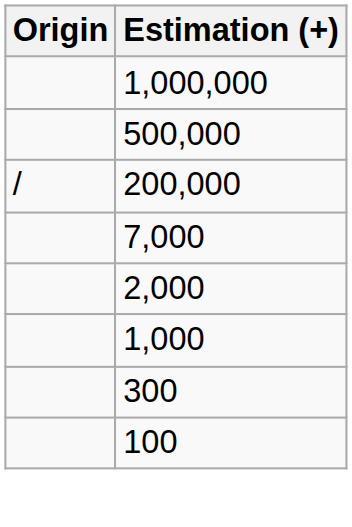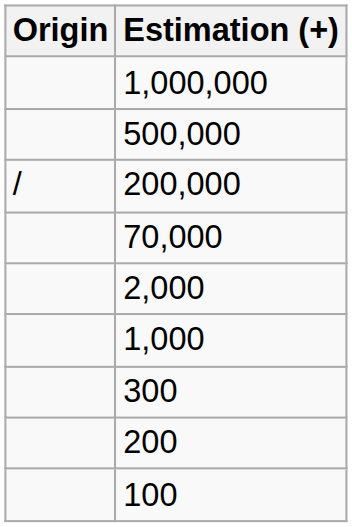+ row: (173, 236)
- row: (164, 236)
+ row: (150, 442)
